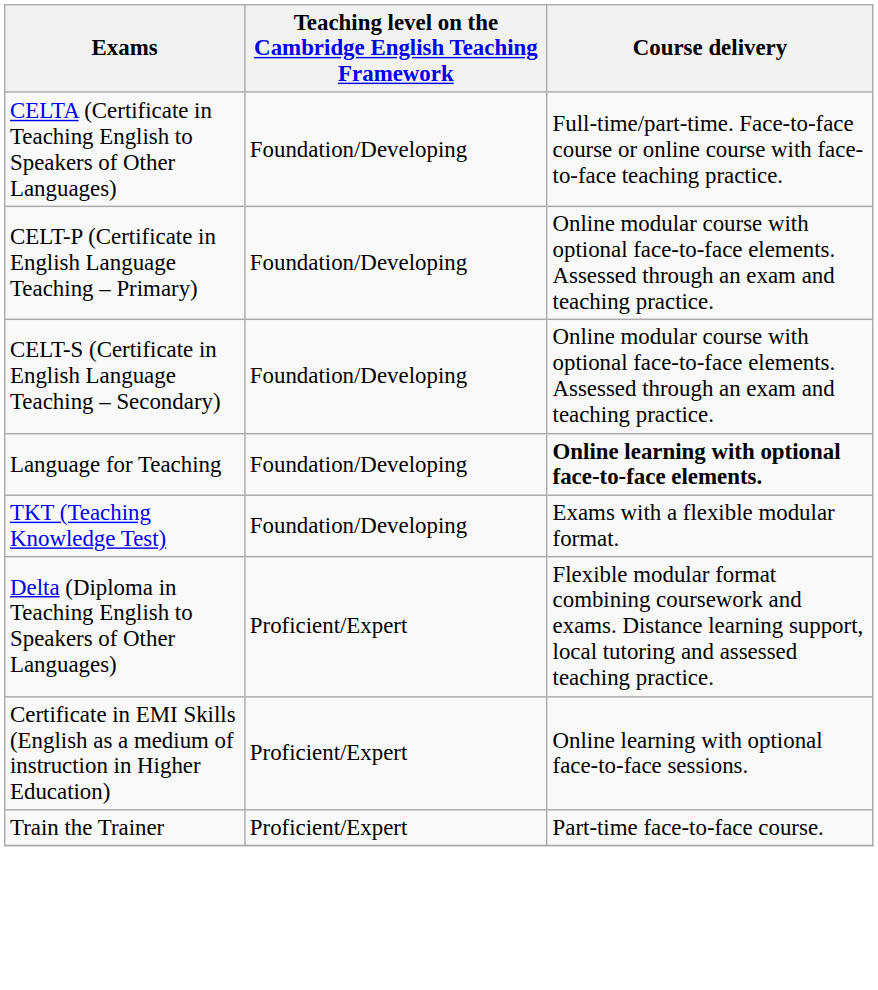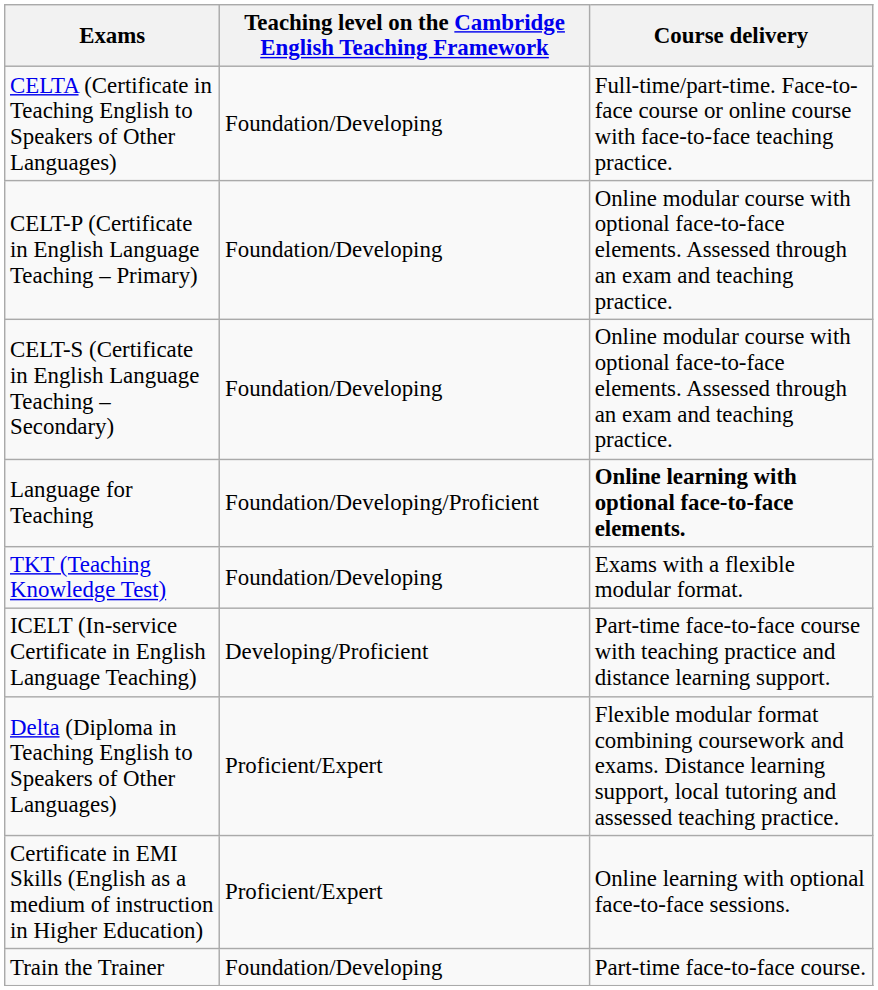(358, 463) Foundation/Developing -> (382, 502) Foundation/Developing/Proficient
+ row: (108, 652)
(329, 827) Proficient/Expert -> (334, 966) Foundation/Developing
